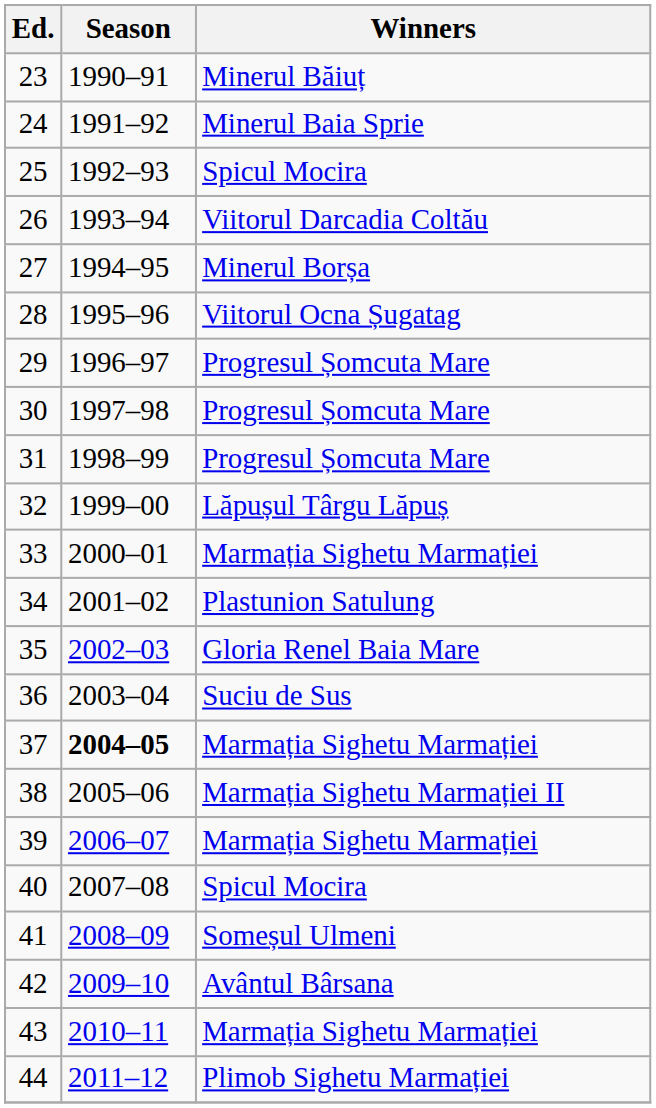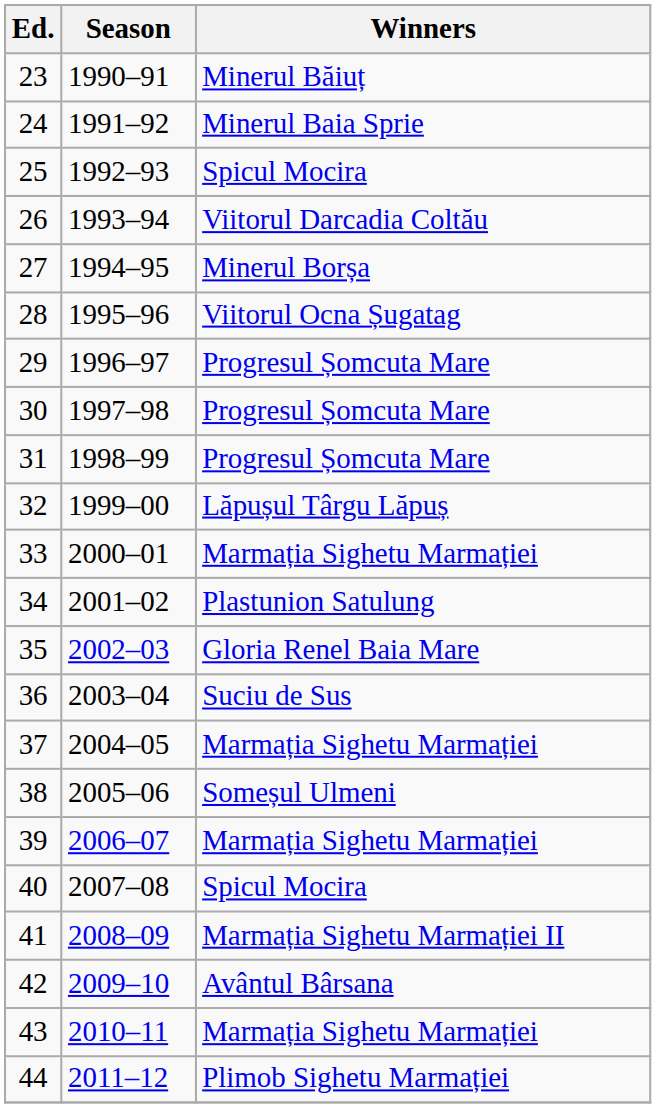(119, 744) bold -> (119, 744) normal
(383, 792) Marmația Sighetu Marmației II -> (299, 792) Someșul Ulmeni
(299, 935) Someșul Ulmeni -> (383, 935) Marmația Sighetu Marmației II
